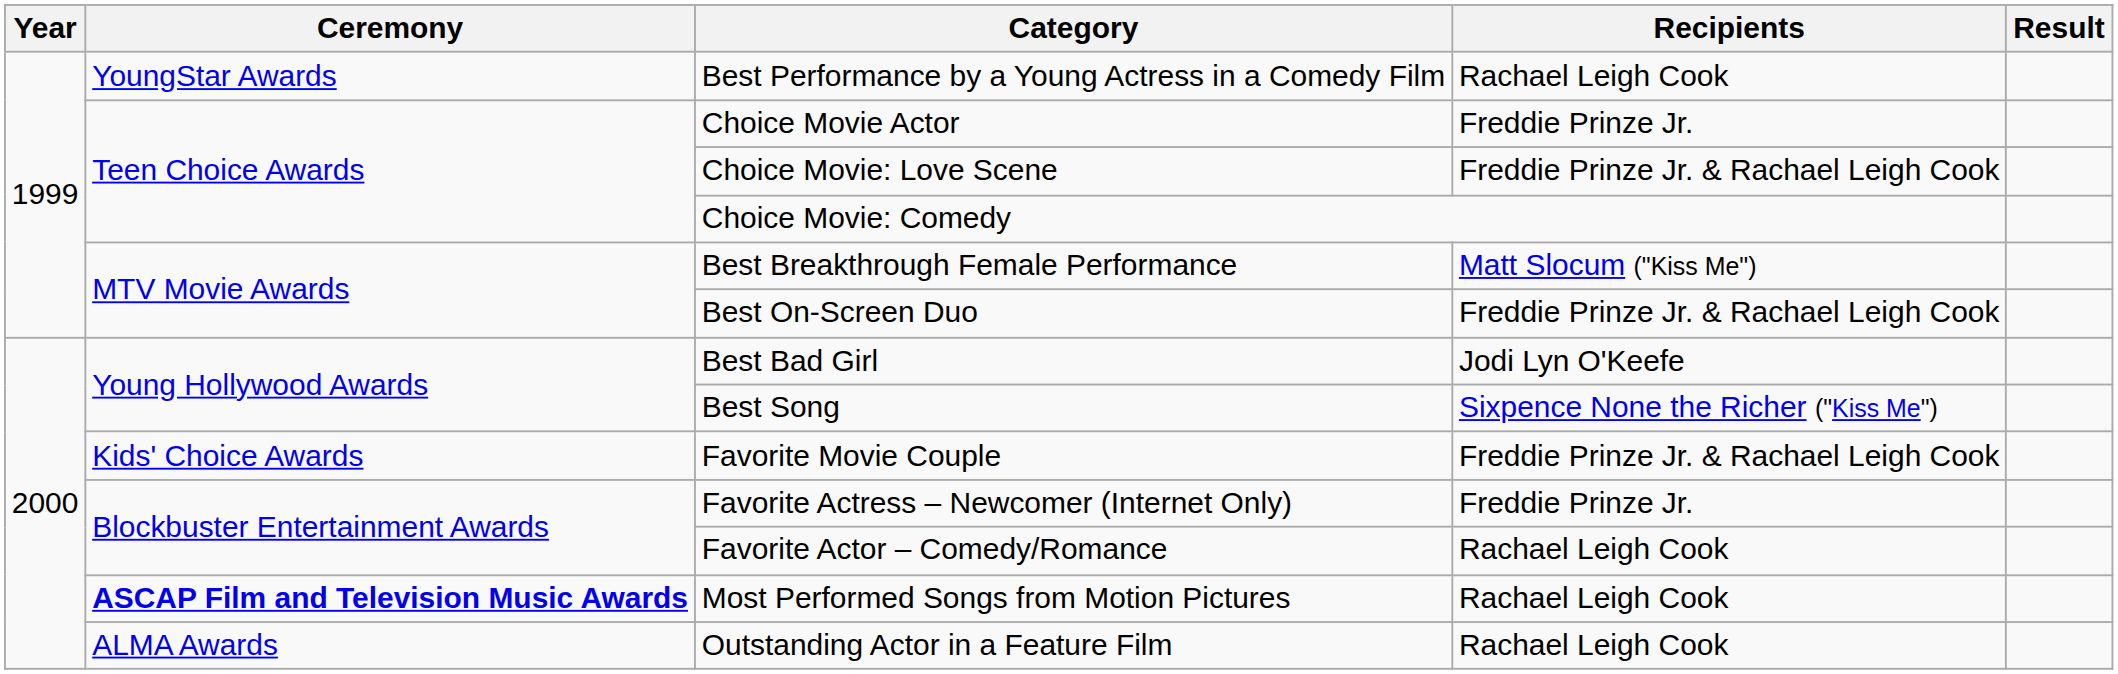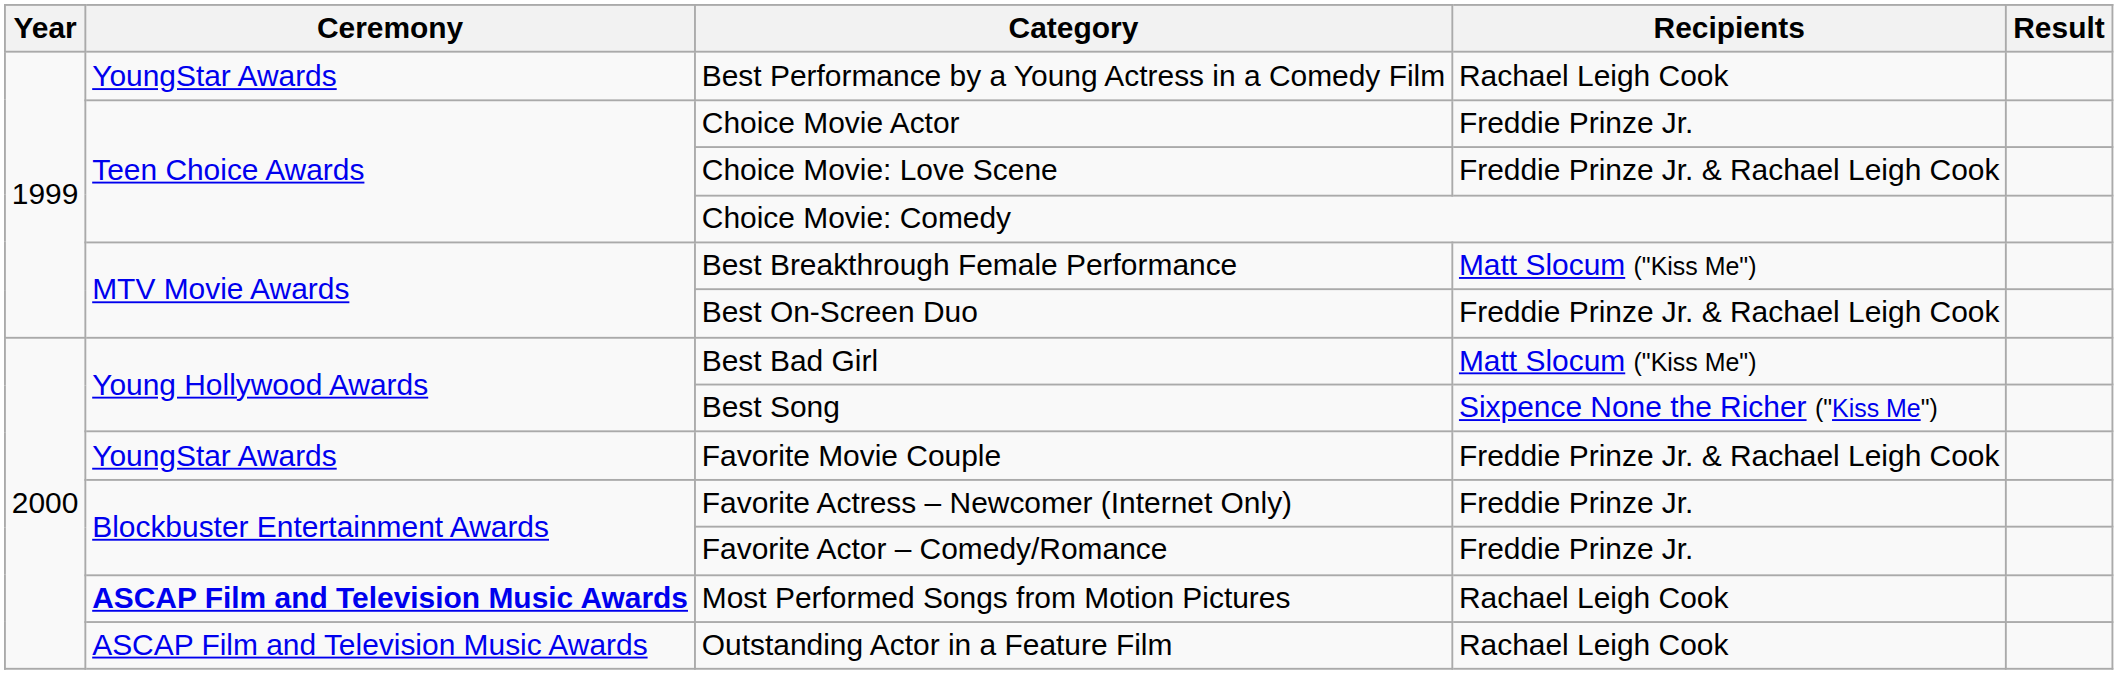(1572, 360) Jodi Lyn O'Keefe -> (1608, 360) Matt Slocum ("Kiss Me")
(228, 455) Kids' Choice Awards -> (214, 455) YoungStar Awards
(1594, 550) Rachael Leigh Cook -> (1576, 550) Freddie Prinze Jr.
(185, 645) ALMA Awards -> (370, 645) ASCAP Film and Television Music Awards
